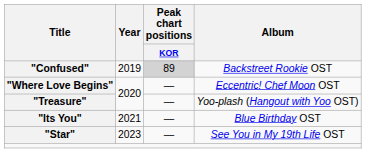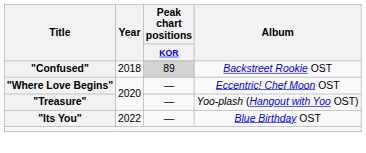(129, 69) 2019 -> (129, 69) 2018
(129, 118) 2021 -> (129, 118) 2022
- row: (60, 135)
